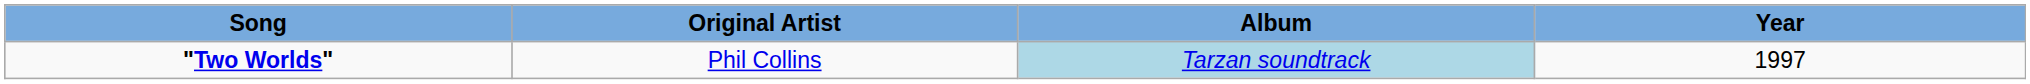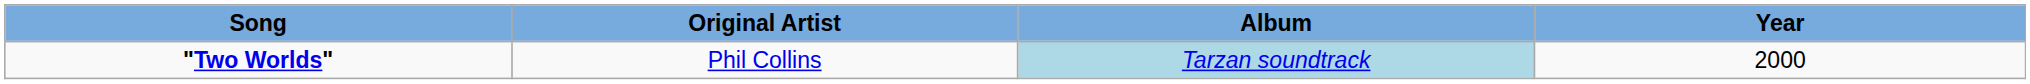(1780, 59) 1997 -> (1780, 59) 2000
